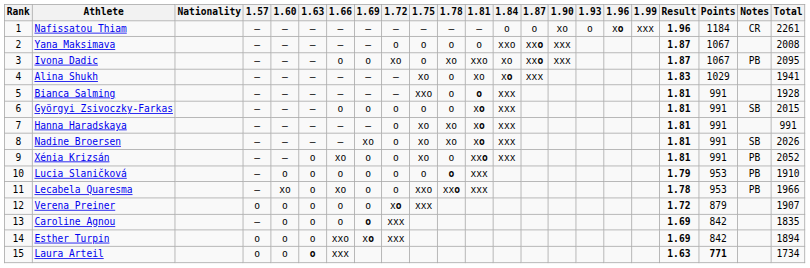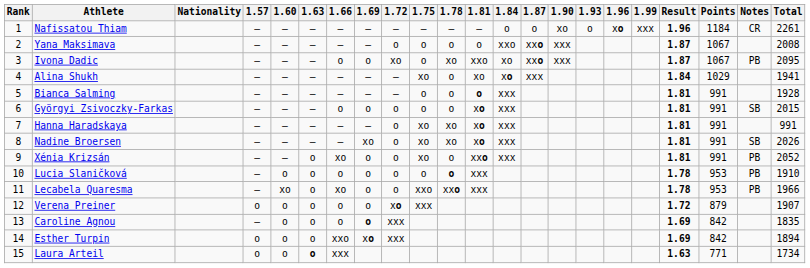(679, 77) 1.83 -> (679, 77) 1.84
(424, 93) xxo -> (424, 93) o
(679, 173) 1.79 -> (679, 173) 1.78
(718, 254) bold -> (718, 254) normal
